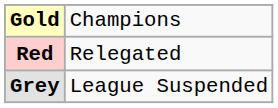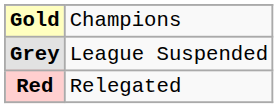rows swapped: (35, 54) <-> (35, 86)
